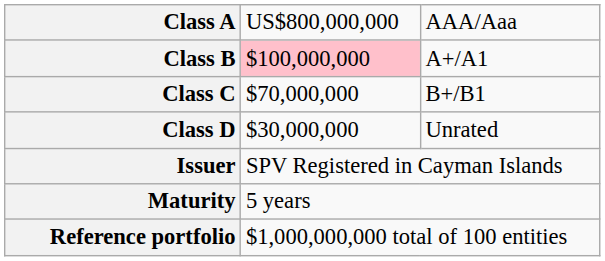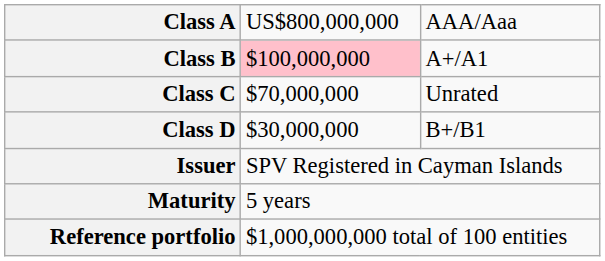(456, 93) B+/B1 -> (462, 93) Unrated
(462, 129) Unrated -> (456, 129) B+/B1
